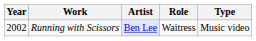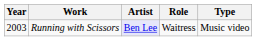(17, 28) 2002 -> (17, 28) 2003
